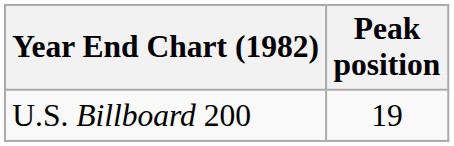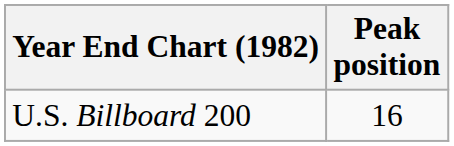(387, 114) 19 -> (387, 114) 16
